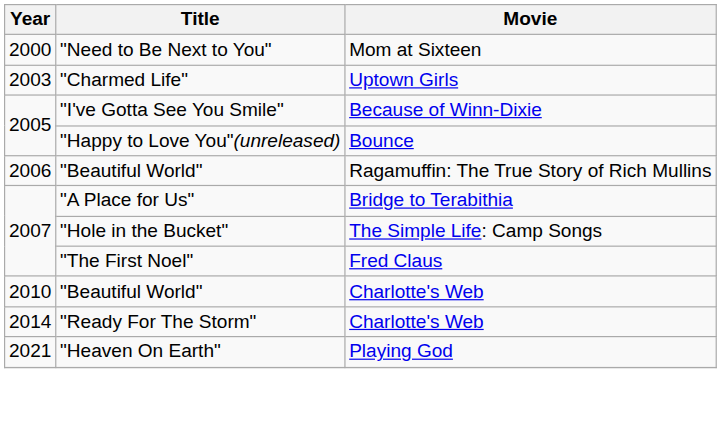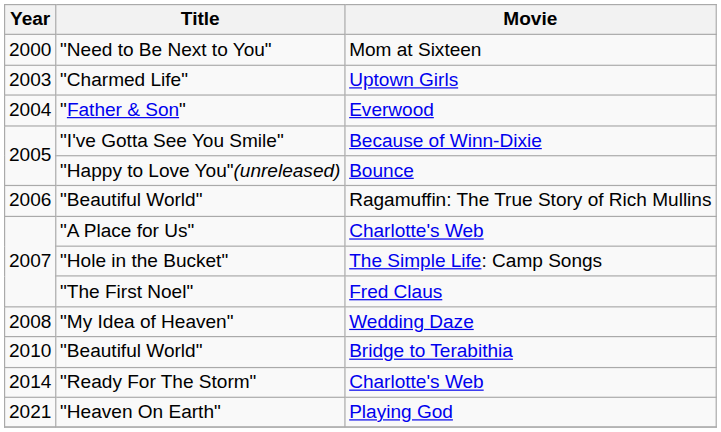+ row: (30, 110)
(431, 200) Bridge to Terabithia -> (416, 230) Charlotte's Web
+ row: (30, 321)
(416, 291) Charlotte's Web -> (431, 351) Bridge to Terabithia
